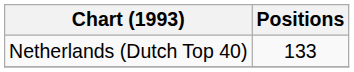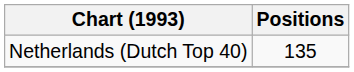(300, 50) 133 -> (300, 50) 135
